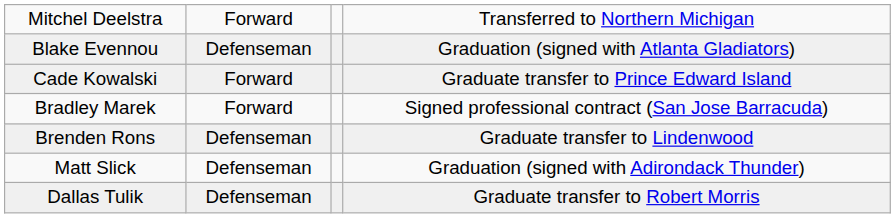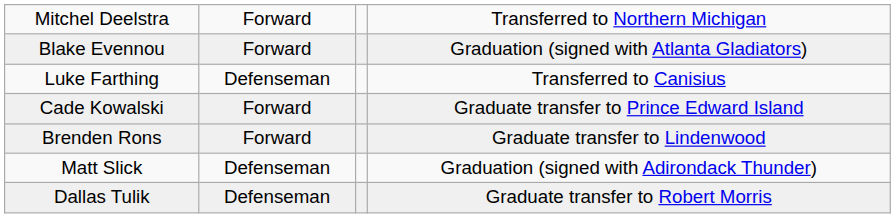(259, 49) Defenseman -> (277, 49) Forward
+ row: (102, 78)
- row: (95, 108)
(259, 138) Defenseman -> (277, 138) Forward
